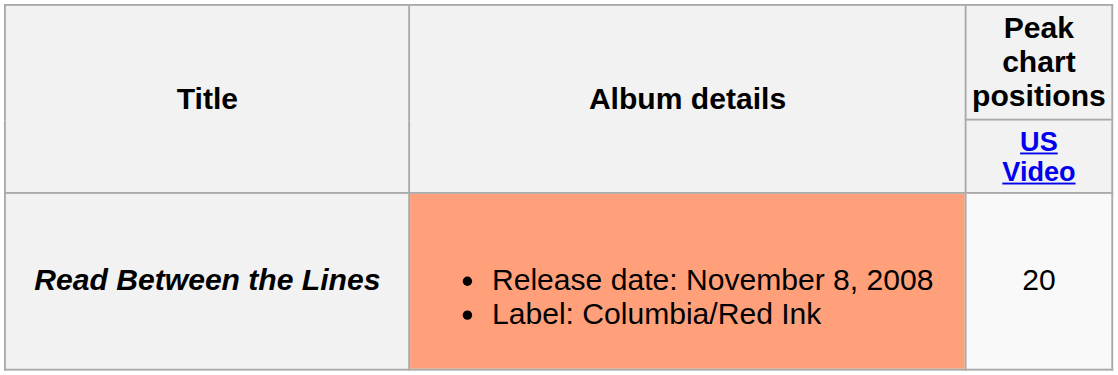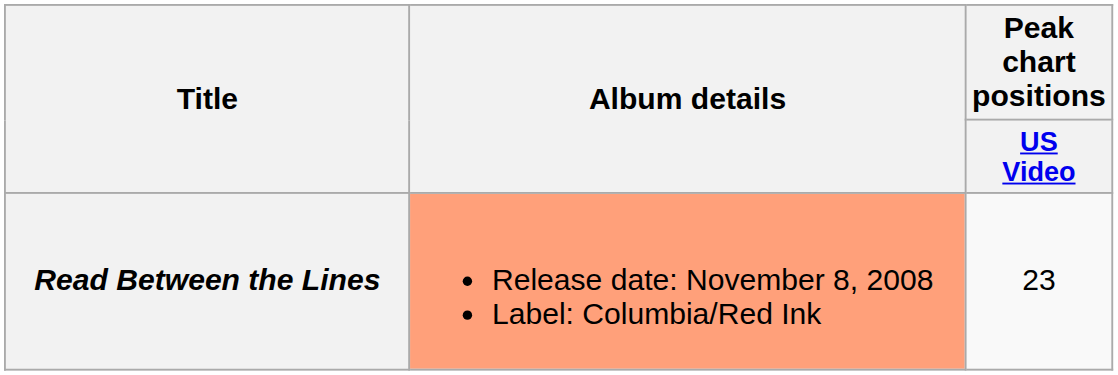(1039, 280) 20 -> (1039, 280) 23
